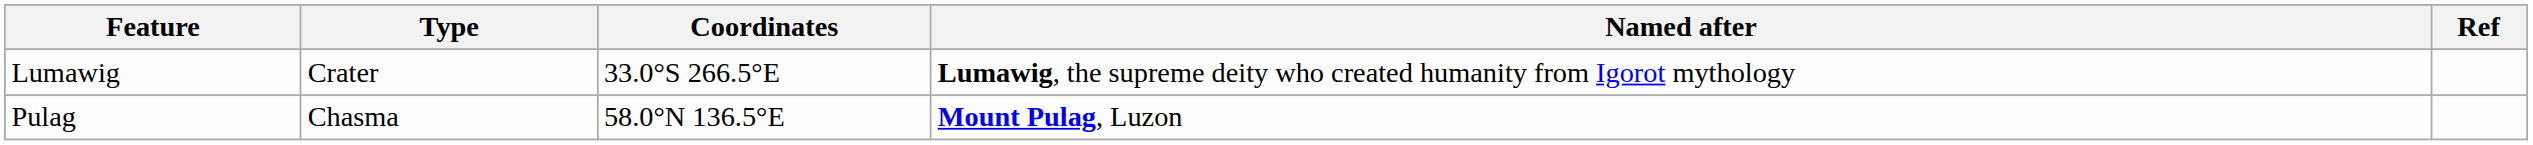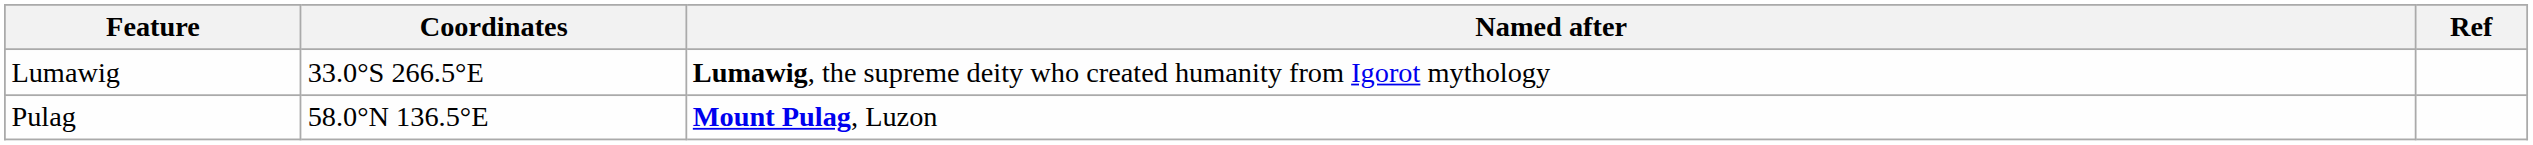- column: (449, 26)
